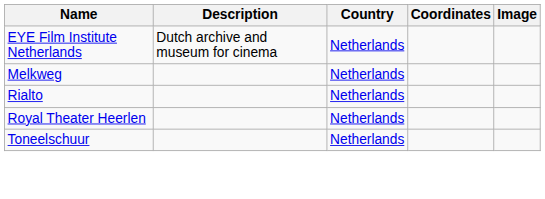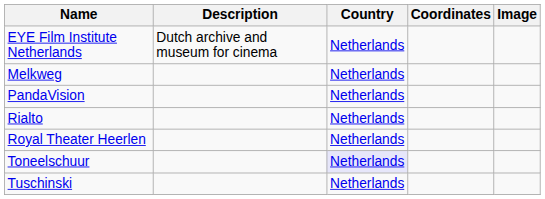+ row: (46, 96)
(367, 140) no background -> (367, 161) lavender background
+ row: (40, 183)
